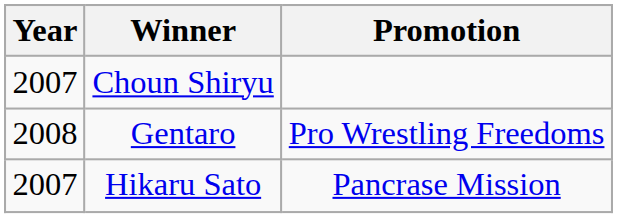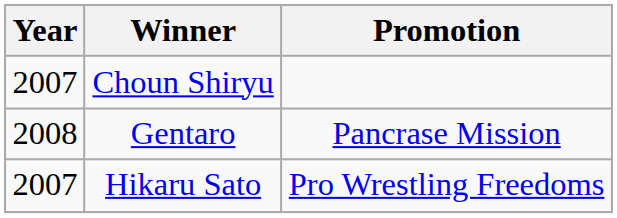(447, 133) Pro Wrestling Freedoms -> (447, 133) Pancrase Mission
(447, 184) Pancrase Mission -> (447, 184) Pro Wrestling Freedoms
